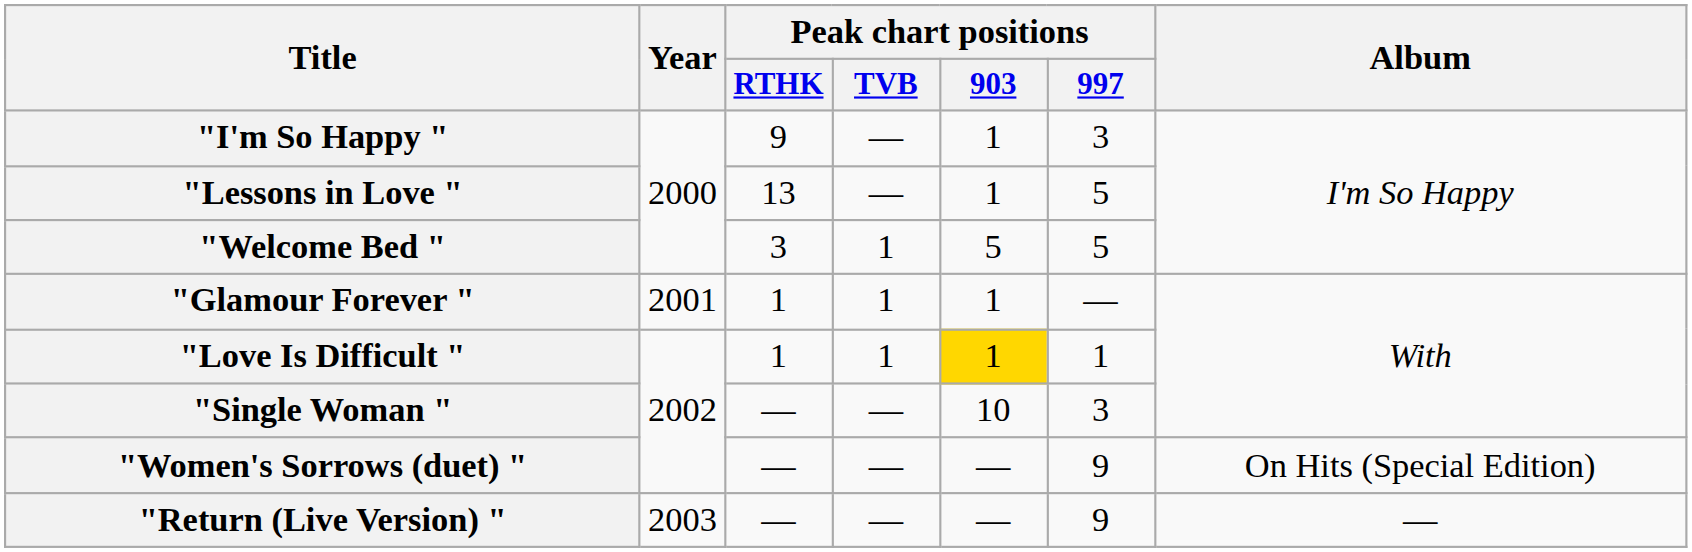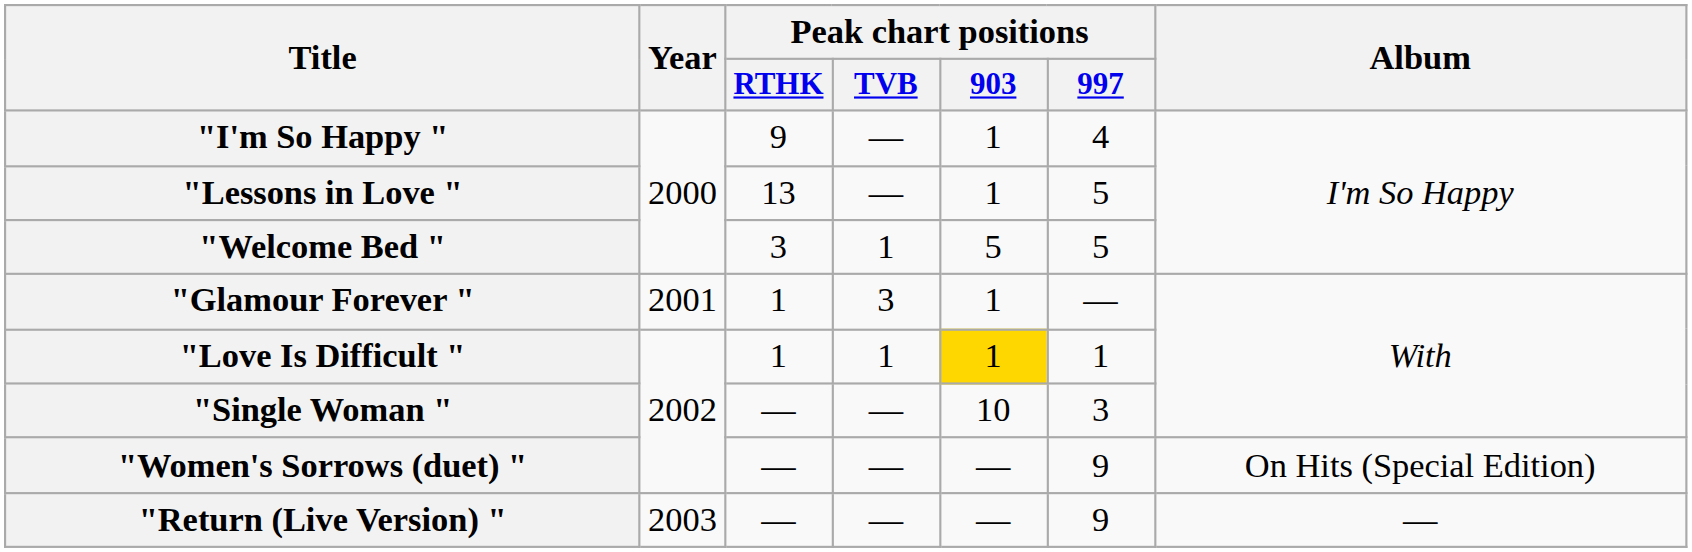(1101, 137) 3 -> (1101, 137) 4
(886, 301) 1 -> (886, 301) 3
